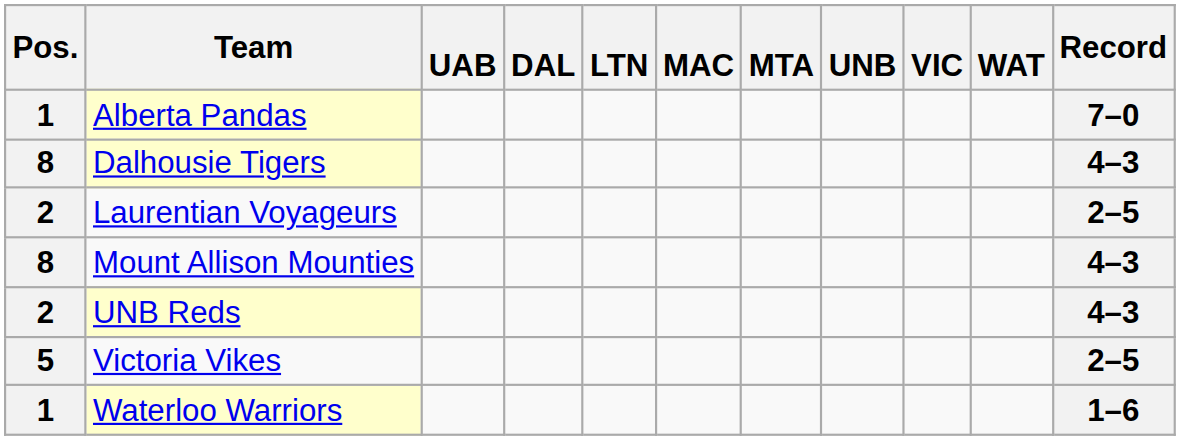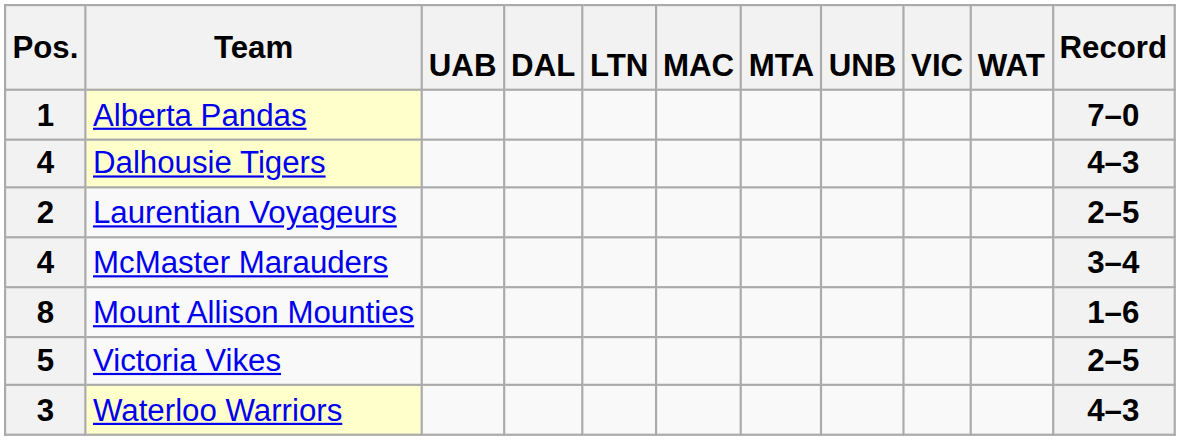(45, 164) 8 -> (45, 164) 4
+ row: (241, 262)
(1113, 262) 4–3 -> (1113, 312) 1–6
- row: (167, 312)
(45, 410) 1 -> (45, 410) 3
(1113, 410) 1–6 -> (1113, 410) 4–3
